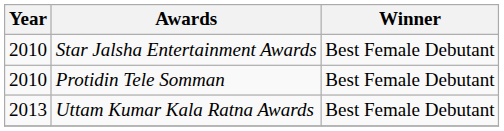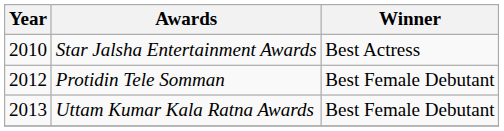(410, 49) Best Female Debutant -> (373, 49) Best Actress
(28, 79) 2010 -> (28, 79) 2012
